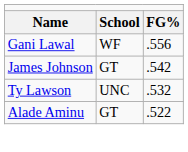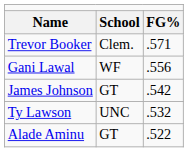+ row: (50, 44)
